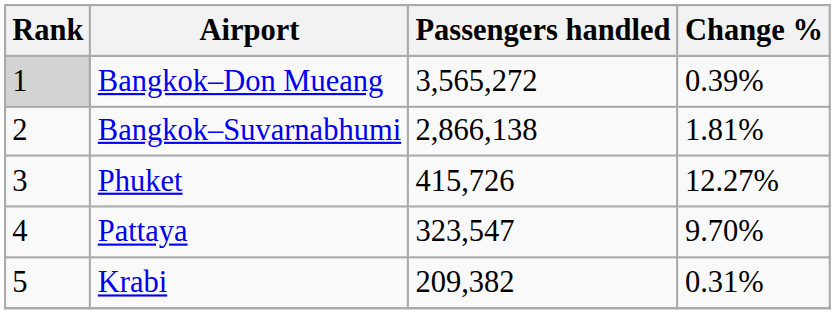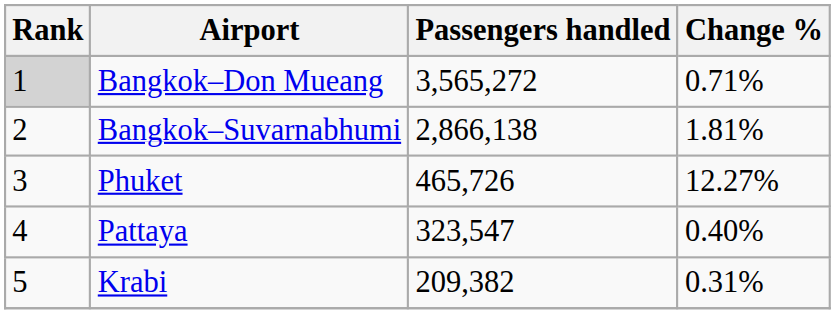(724, 80) 0.39% -> (724, 80) 0.71%
(465, 181) 415,726 -> (465, 181) 465,726
(724, 231) 9.70% -> (724, 231) 0.40%
